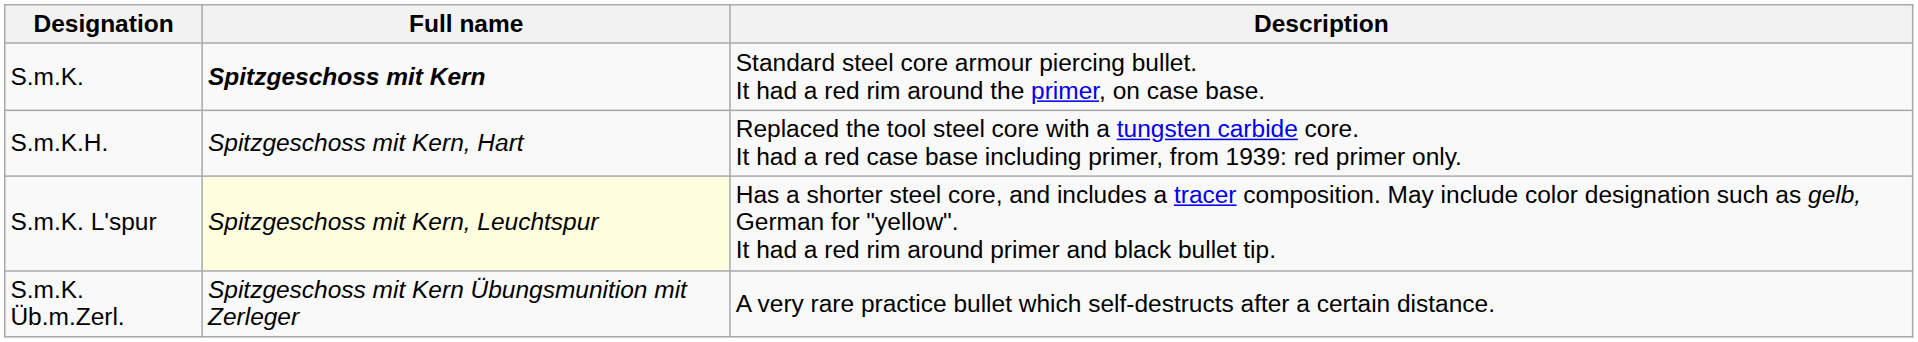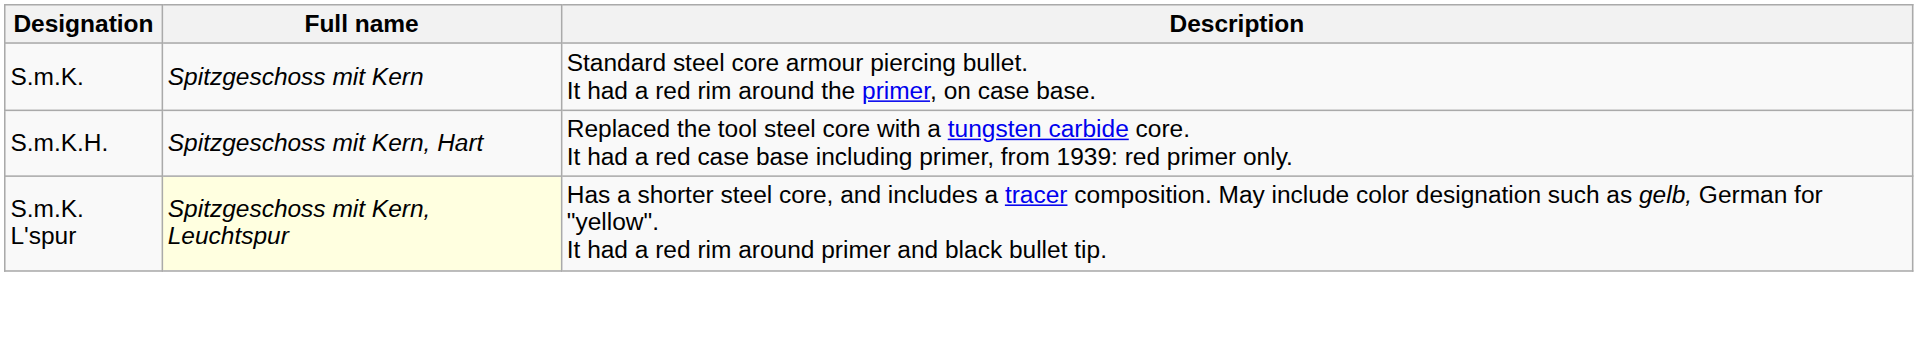(347, 76) bold -> (296, 76) normal
- row: (68, 303)
